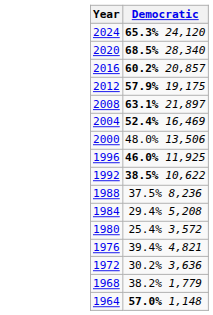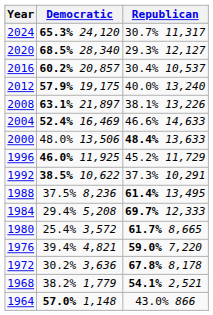+ column: (165, 15)
